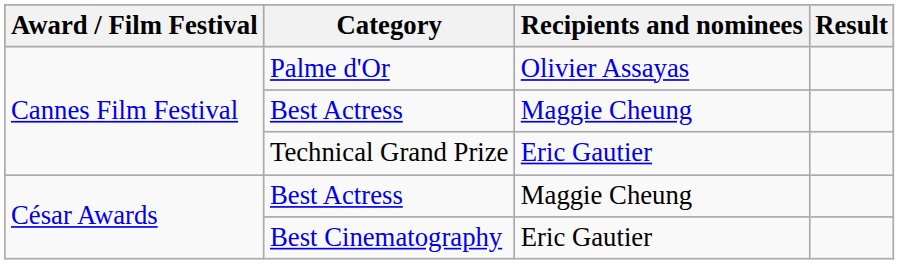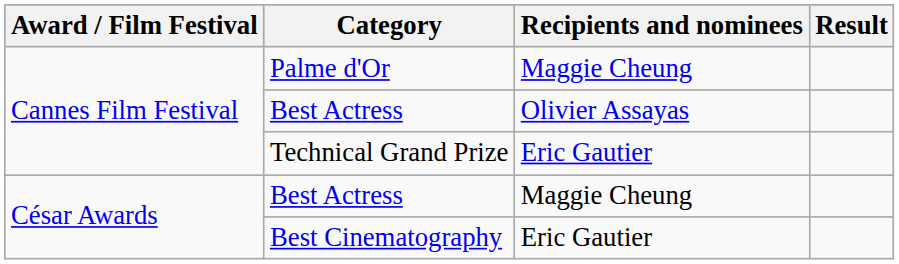(605, 68) Olivier Assayas -> (606, 68) Maggie Cheung
(606, 110) Maggie Cheung -> (605, 110) Olivier Assayas
